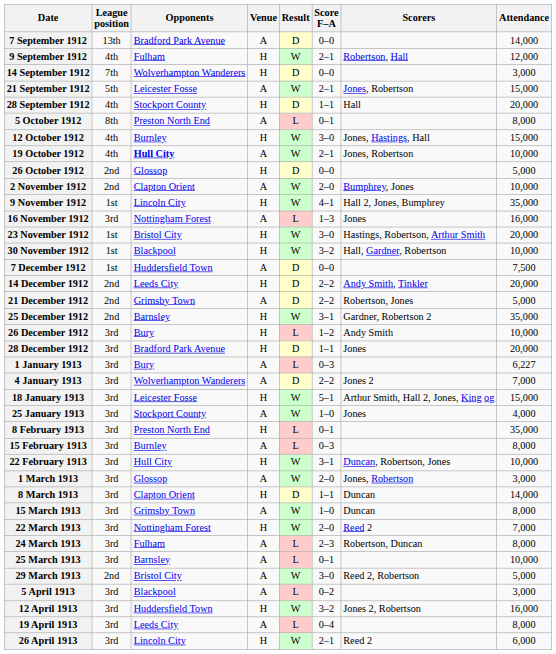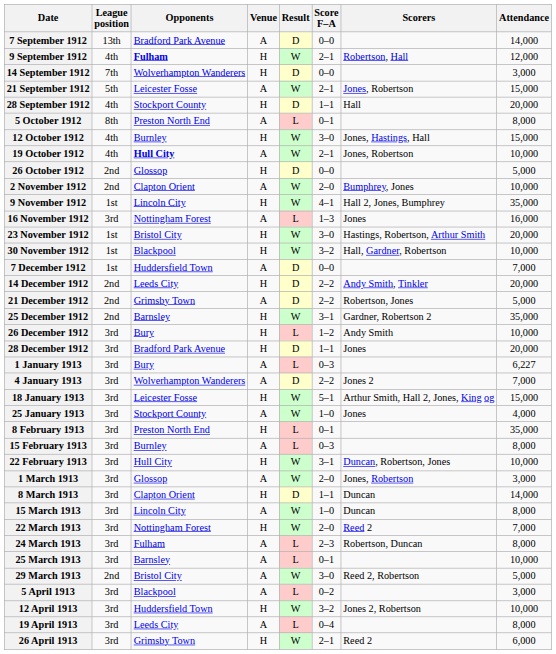(149, 56) normal -> (151, 56) bold
(524, 267) 7,500 -> (524, 267) 7,000
(164, 511) Grimsby Town -> (160, 511) Lincoln City
(524, 608) 16,000 -> (524, 608) 10,000
(160, 641) Lincoln City -> (164, 641) Grimsby Town
